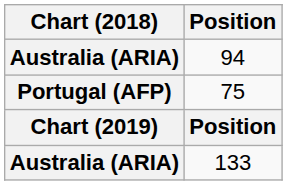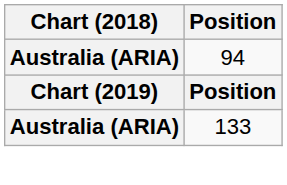- row: (233, 92)
